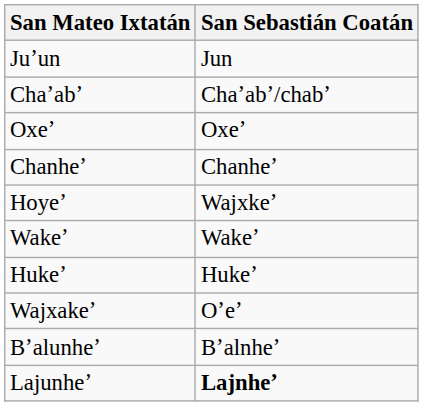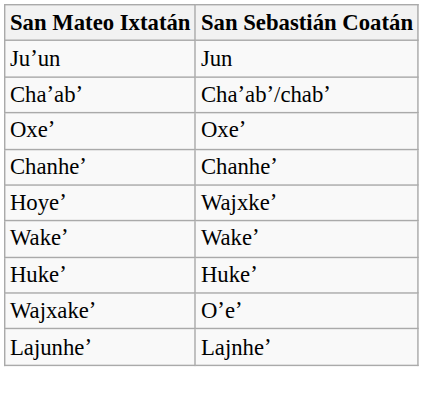- row: (55, 346)
(239, 382) bold -> (236, 346) normal
